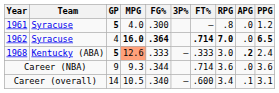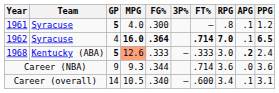(248, 26) .0 -> (248, 26) .1
(248, 40) .0 -> (248, 40) .1
